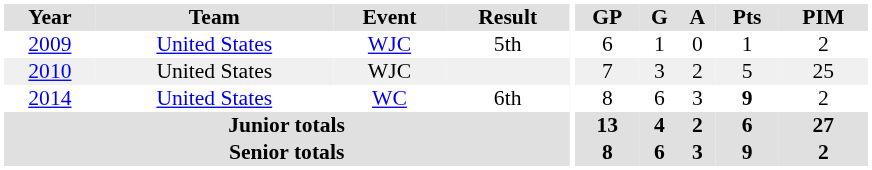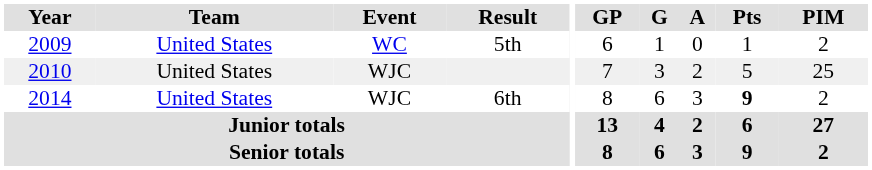(389, 44) WJC -> (389, 44) WC
(389, 98) WC -> (389, 98) WJC
